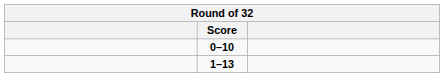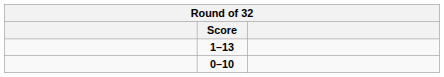rows swapped: (222, 64) <-> (222, 47)
